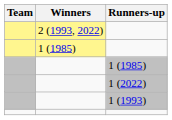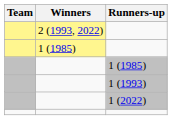rows swapped: (71, 101) <-> (71, 83)
